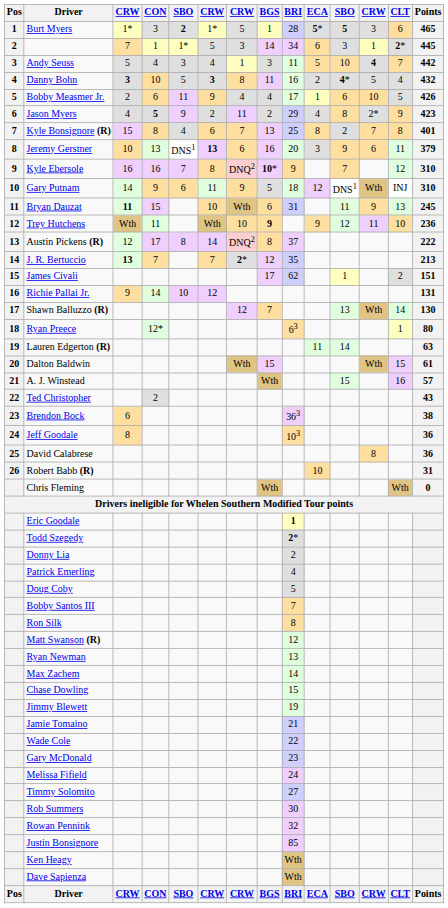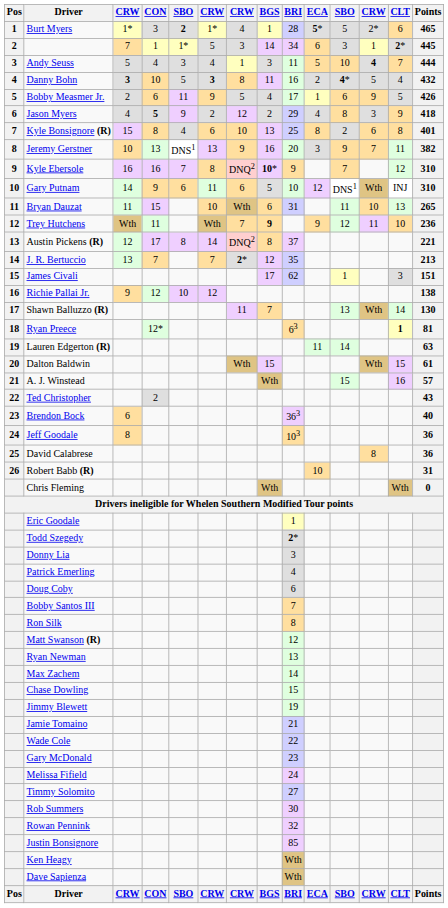(242, 30) 5 -> (242, 30) 4
(345, 30) bold -> (345, 30) normal
(374, 30) 3 -> (374, 30) 2*
(428, 64) 442 -> (428, 64) 444
(242, 97) 4 -> (242, 97) 5
(374, 97) 10 -> (374, 97) 9
(242, 114) 11 -> (242, 114) 12
(374, 114) 2* -> (374, 114) 3
(428, 114) 423 -> (428, 114) 418
(242, 131) 7 -> (242, 131) 10
(374, 131) 7 -> (374, 131) 6
(212, 150) bold -> (212, 150) normal
(242, 150) 6 -> (242, 150) 9
(374, 150) 6 -> (374, 150) 7
(428, 150) 379 -> (428, 150) 382
(242, 188) 9 -> (242, 188) 6
(293, 188) 18 -> (293, 188) 10
(128, 207) bold -> (128, 207) normal
(374, 207) 9 -> (374, 207) 10
(428, 207) 245 -> (428, 207) 265
(242, 224) 10 -> (242, 224) 7
(428, 242) 222 -> (428, 242) 221
(128, 260) bold -> (128, 260) normal
(400, 277) 2 -> (400, 277) 3
(155, 294) 14 -> (155, 294) 12
(428, 294) 131 -> (428, 294) 138
(242, 311) 12 -> (242, 311) 11
(400, 329) normal -> (400, 329) bold
(428, 329) 80 -> (428, 329) 81
(428, 416) 38 -> (428, 416) 40
(293, 521) bold -> (293, 521) normal
(293, 555) 2 -> (293, 555) 3
(293, 589) 5 -> (293, 589) 6
